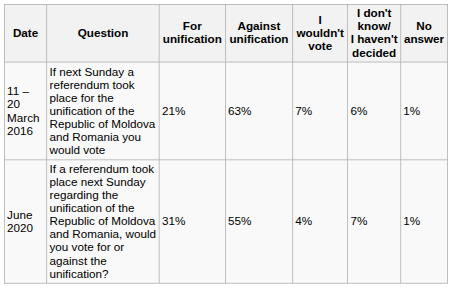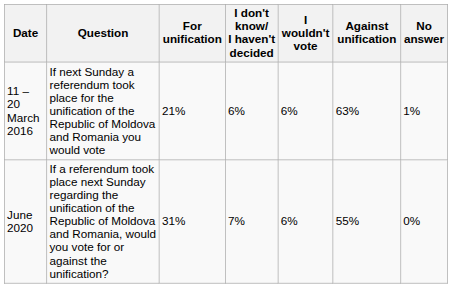columns swapped: (259, 33) <-> (374, 33)
(304, 111) 7% -> (289, 111) 6%
(304, 221) 4% -> (289, 221) 6%
(412, 221) 1% -> (412, 221) 0%
